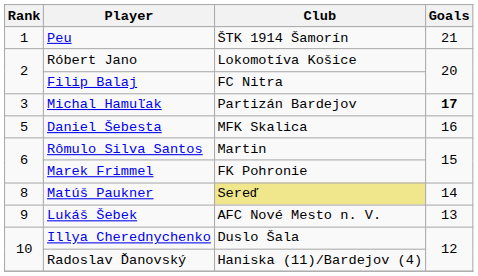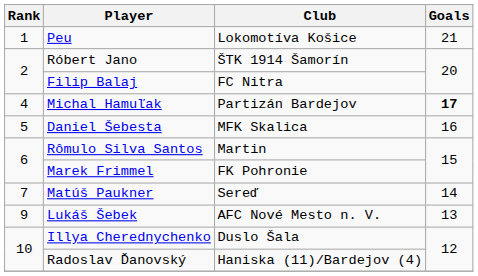(283, 38) ŠTK 1914 Šamorín -> (287, 38) Lokomotíva Košice
(287, 60) Lokomotíva Košice -> (283, 60) ŠTK 1914 Šamorín
(24, 105) 3 -> (24, 105) 4
(24, 194) 8 -> (24, 194) 7
(238, 194) khaki background -> (238, 194) no background
